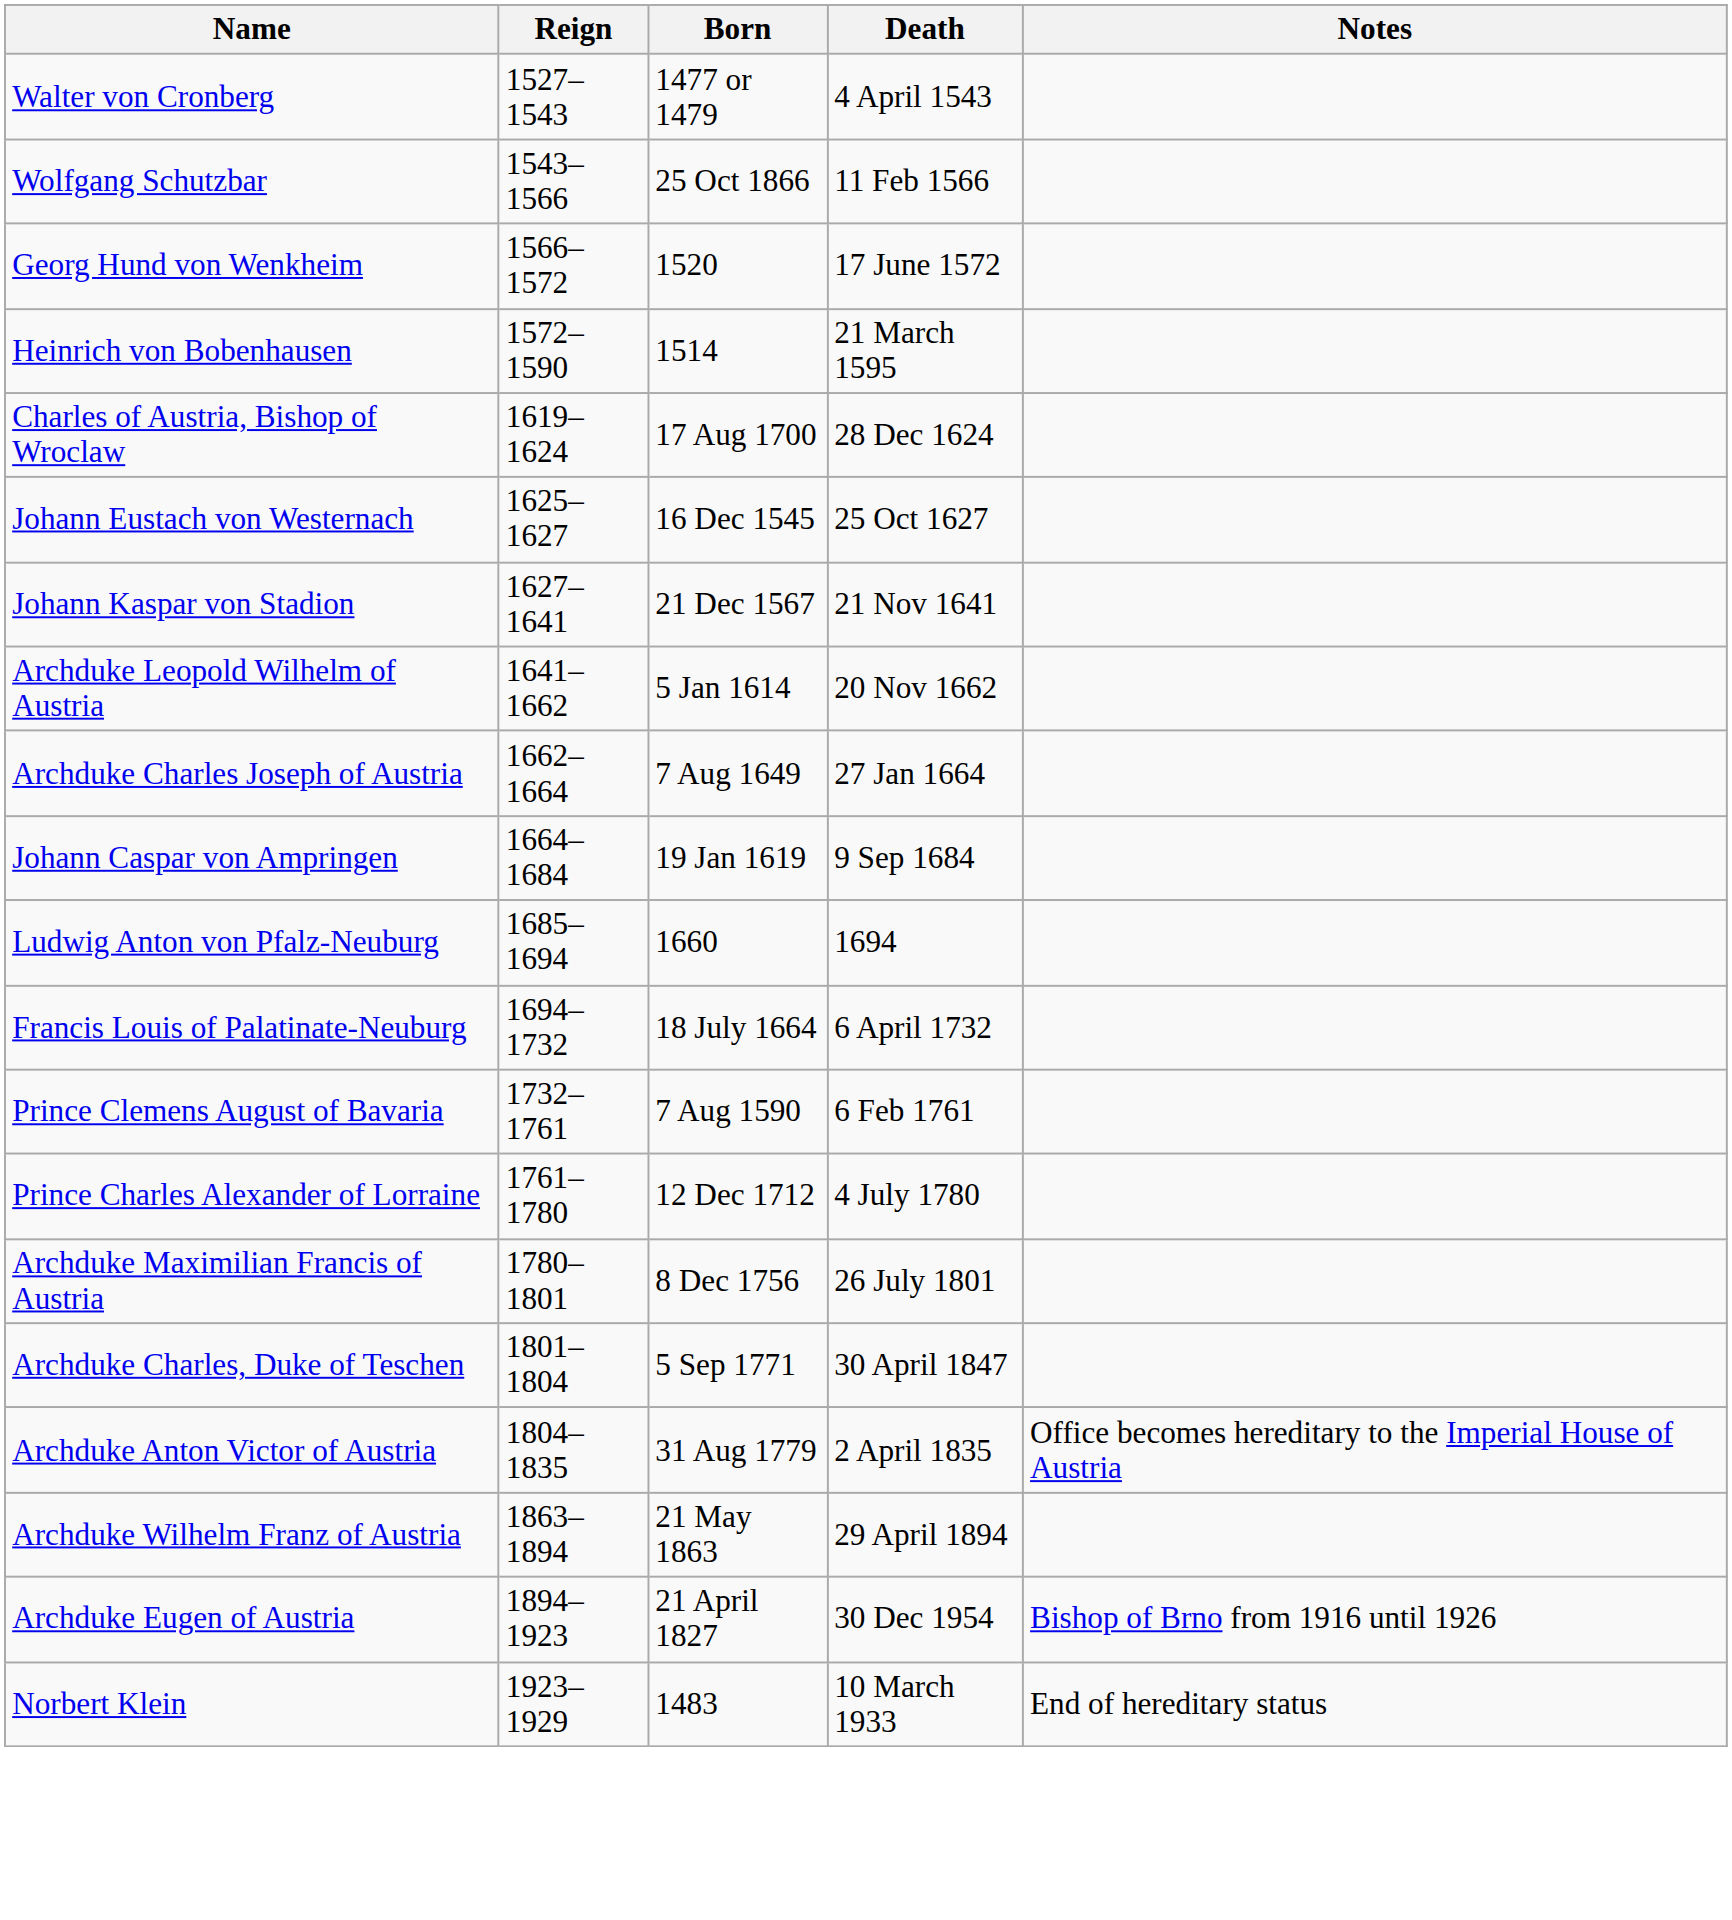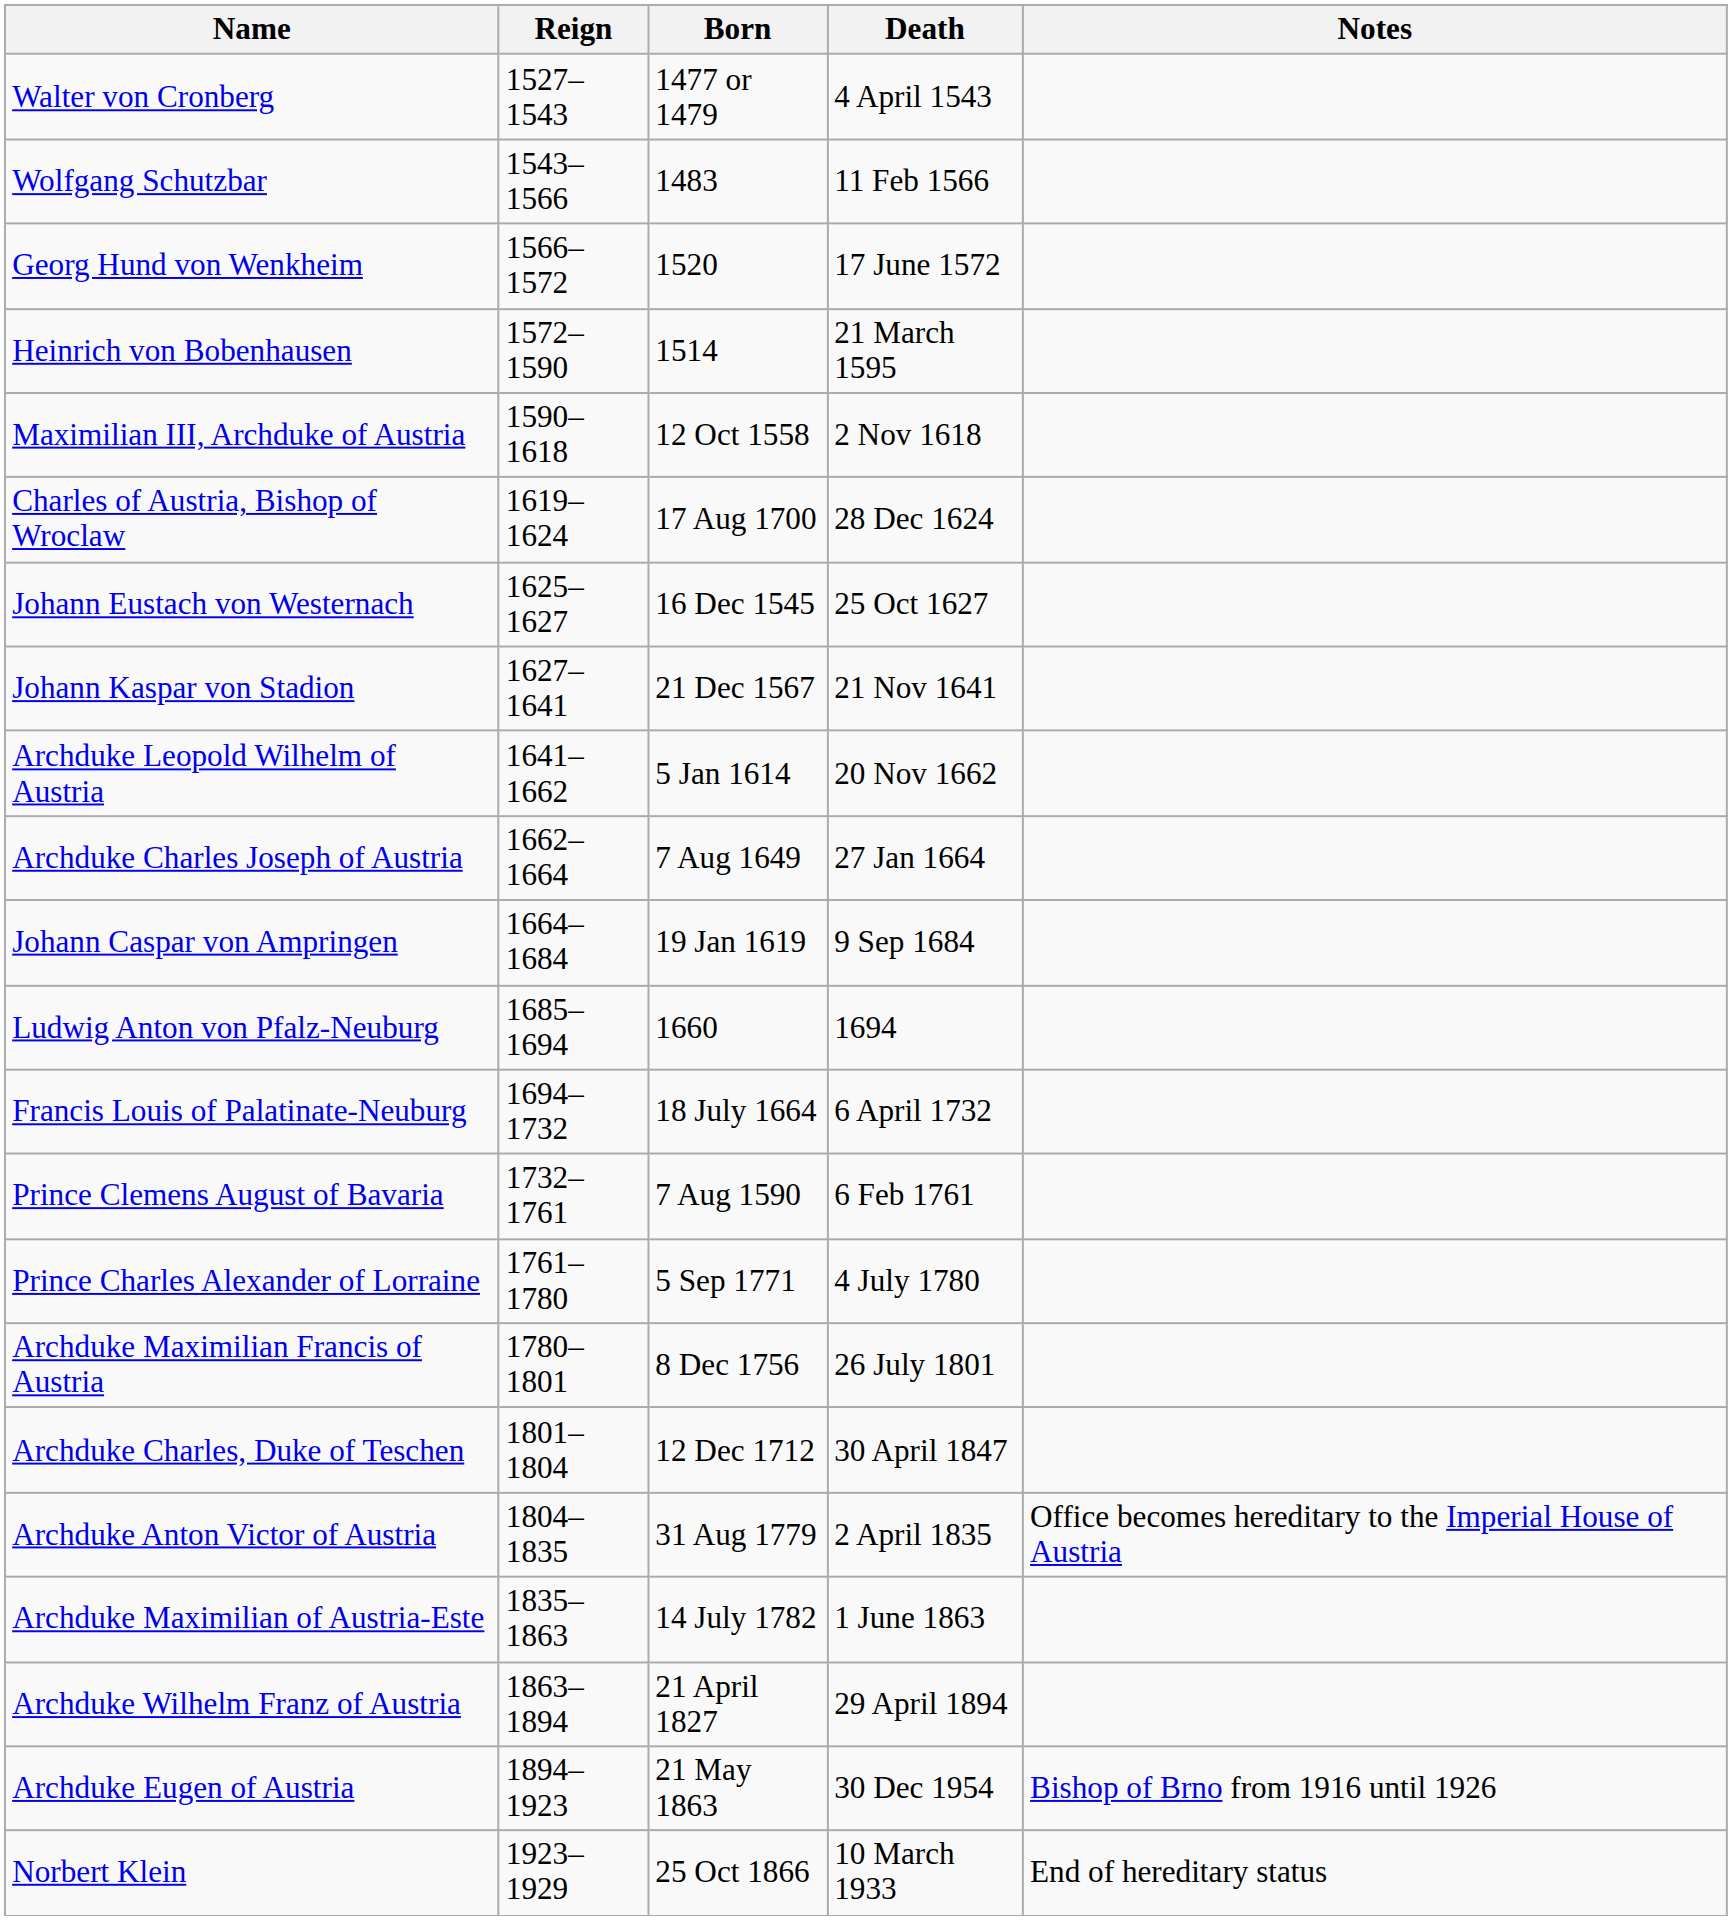(732, 180) 25 Oct 1866 -> (687, 180) 1483
+ row: (239, 434)
(735, 1195) 12 Dec 1712 -> (726, 1280) 5 Sep 1771
(726, 1364) 5 Sep 1771 -> (735, 1449) 12 Dec 1712
+ row: (248, 1618)
(703, 1534) 21 May 1863 -> (707, 1703) 21 April 1827
(707, 1618) 21 April 1827 -> (703, 1787) 21 May 1863
(687, 1703) 1483 -> (732, 1872) 25 Oct 1866
